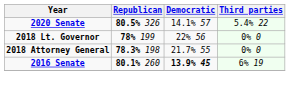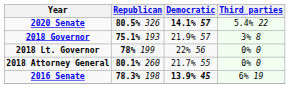(191, 24) normal -> (191, 24) bold
+ row: (58, 38)
(138, 51) 78.3% 198 -> (138, 64) 80.1% 260
(138, 64) 80.1% 260 -> (138, 77) 78.3% 198
